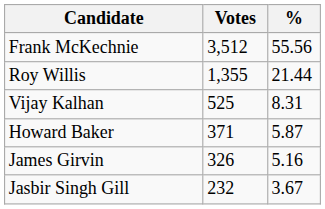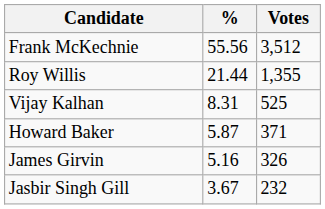columns swapped: (235, 18) <-> (294, 18)
